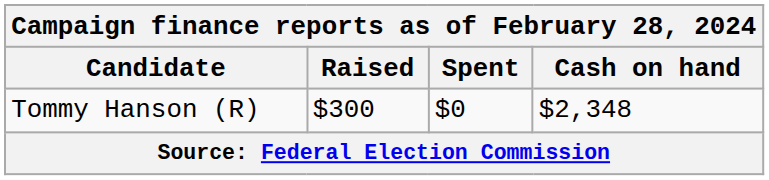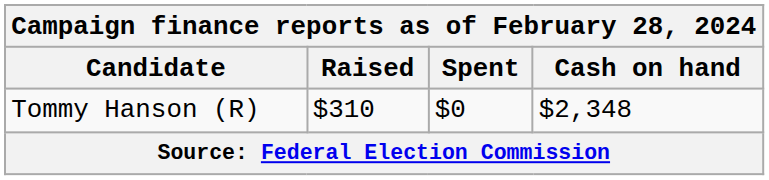(344, 110) $300 -> (344, 110) $310
